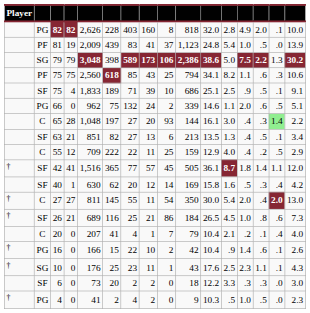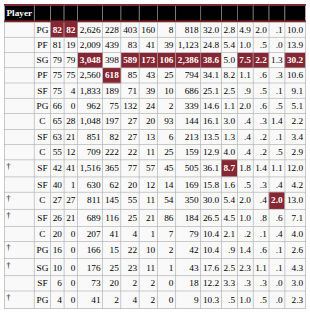(169, 45) 37 -> (169, 45) 39
(277, 121) lightgreen background -> (277, 121) no background
(263, 137) .5 -> (263, 137) .2
(297, 218) 7.3 -> (297, 218) 7.1
